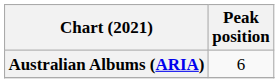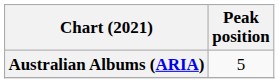(241, 63) 6 -> (241, 63) 5
